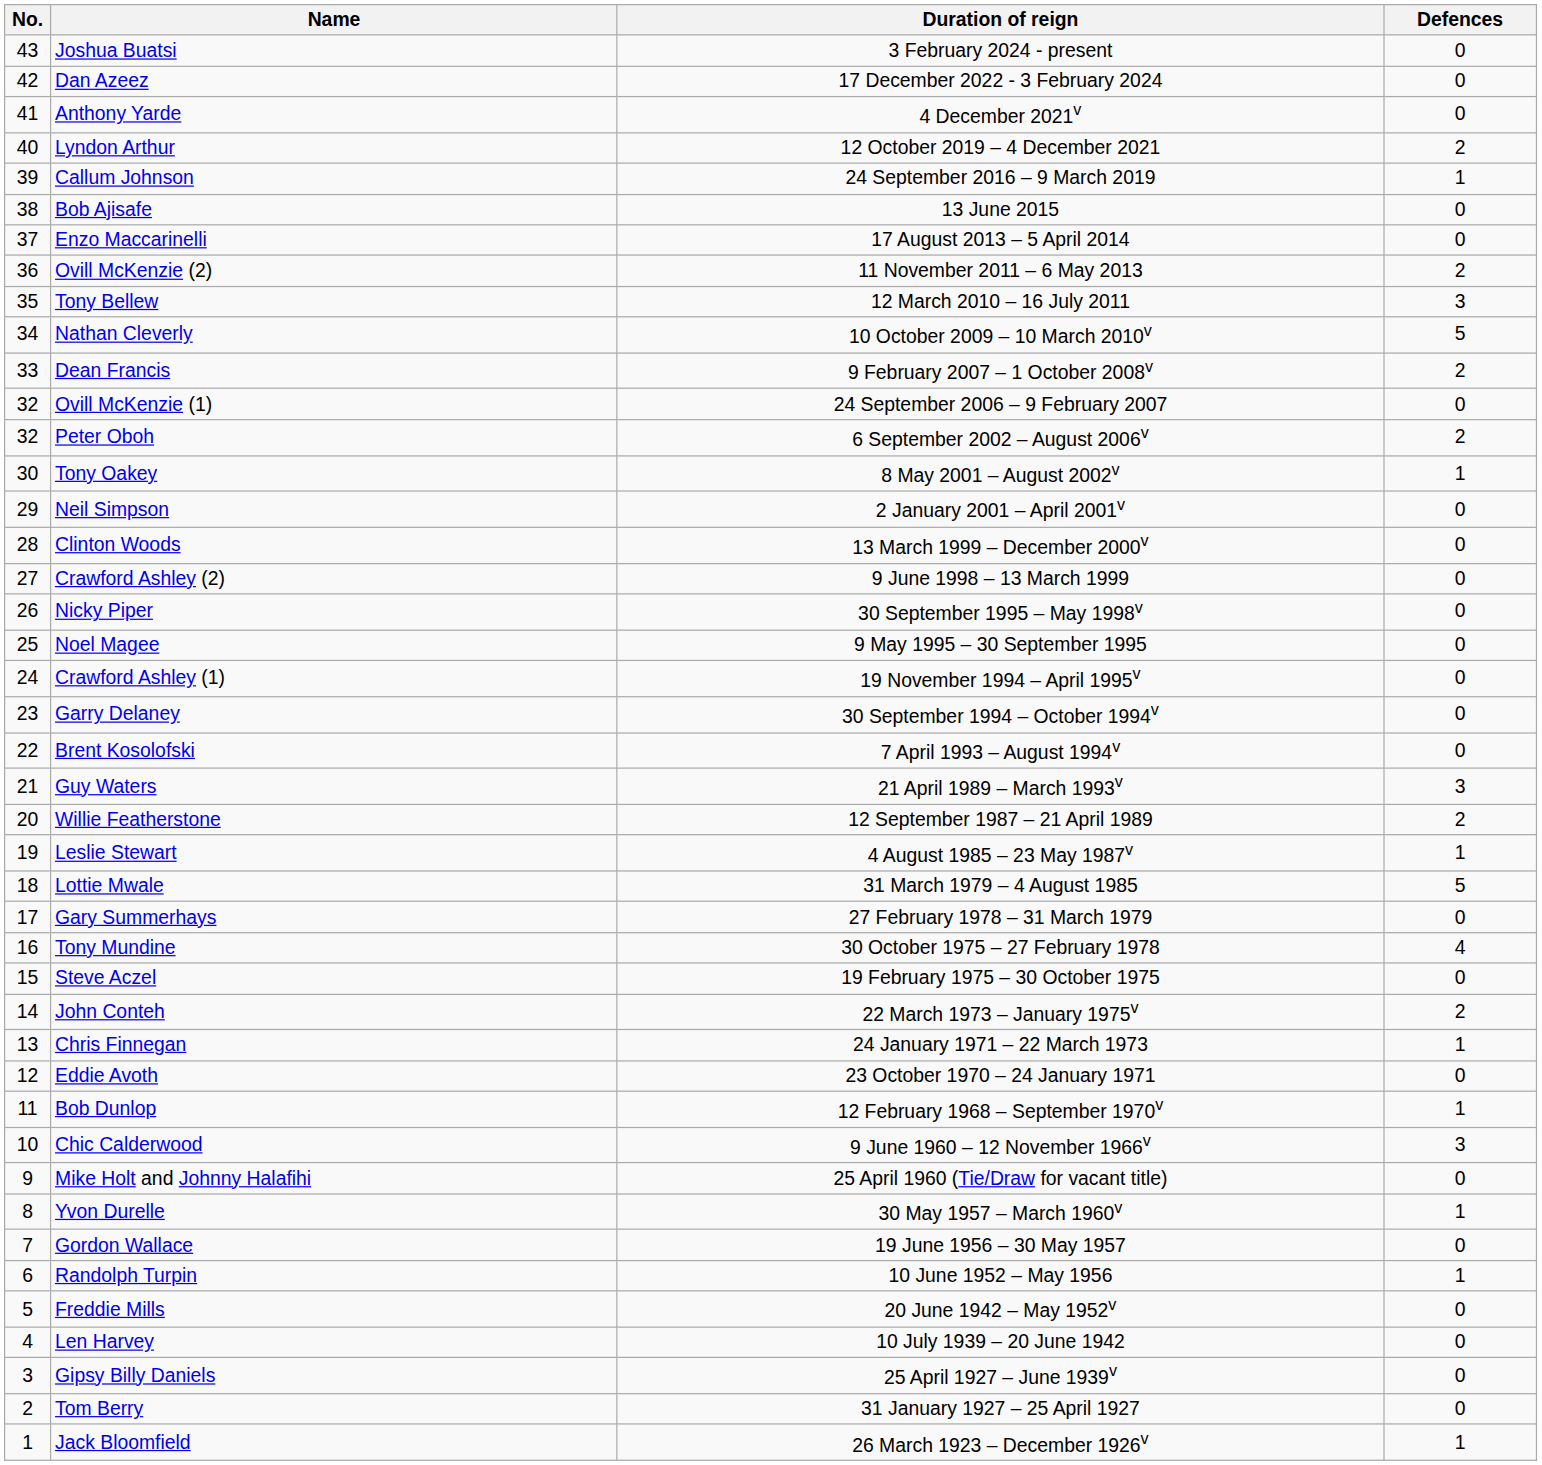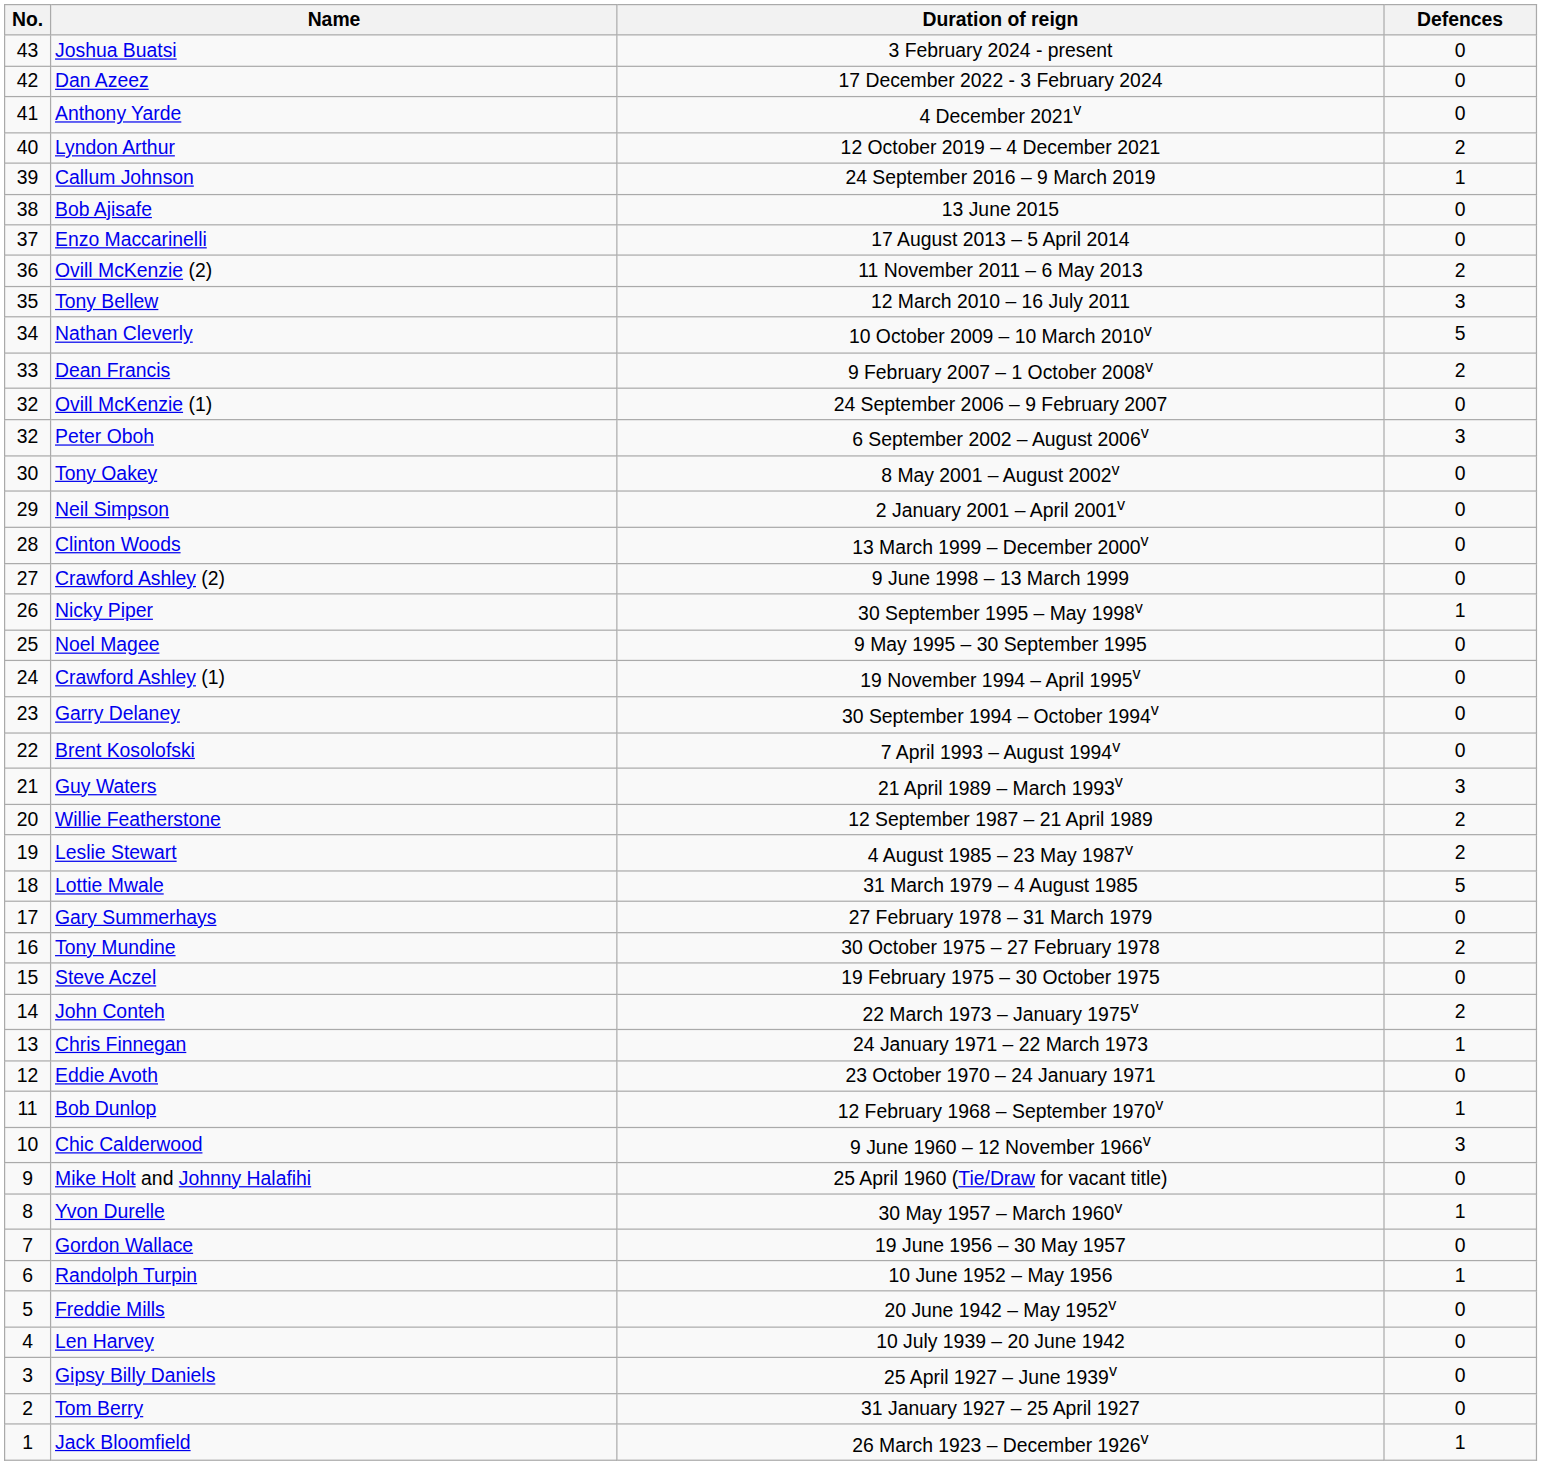(1460, 437) 2 -> (1460, 437) 3
(1460, 473) 1 -> (1460, 473) 0
(1460, 611) 0 -> (1460, 611) 1
(1460, 852) 1 -> (1460, 852) 2
(1460, 947) 4 -> (1460, 947) 2
